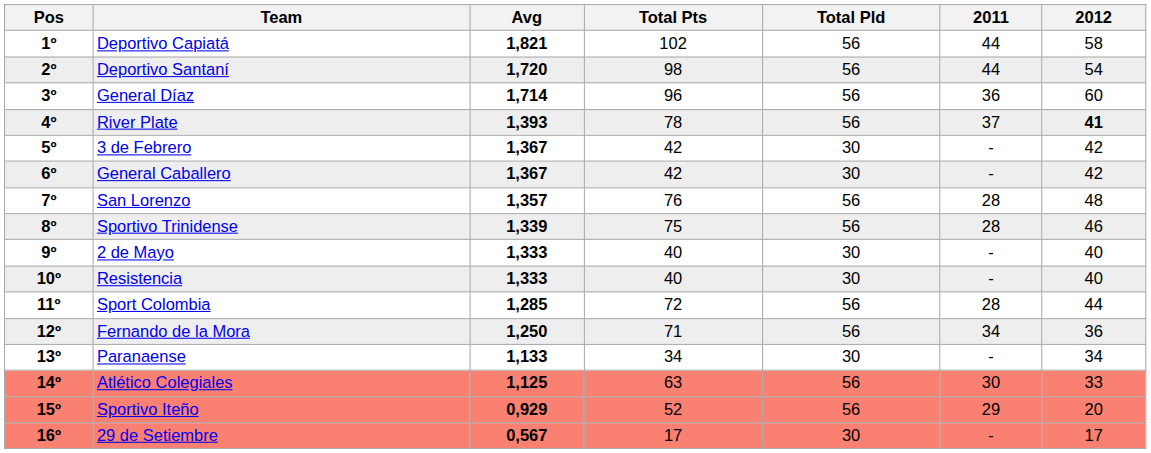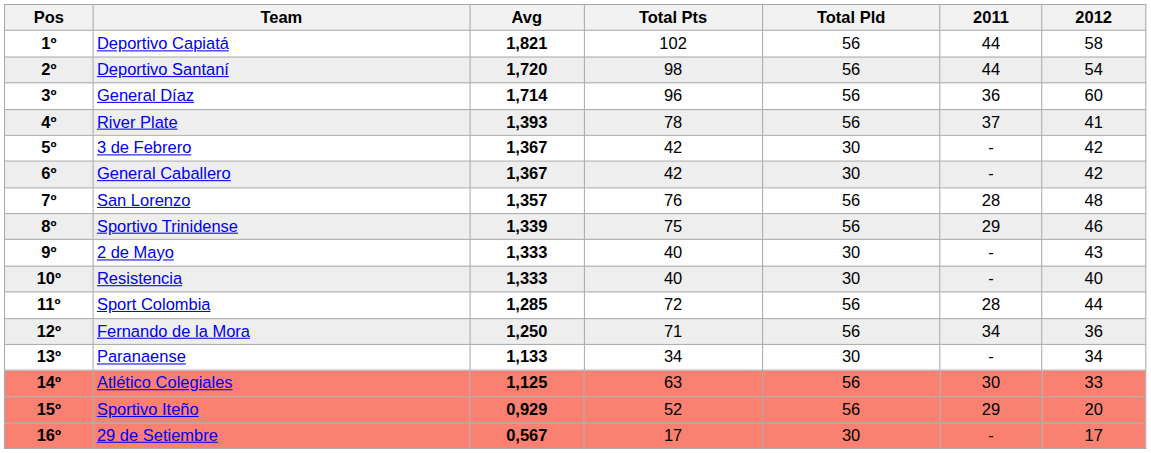(1094, 122) bold -> (1094, 122) normal
(991, 226) 28 -> (991, 226) 29
(1094, 252) 40 -> (1094, 252) 43
